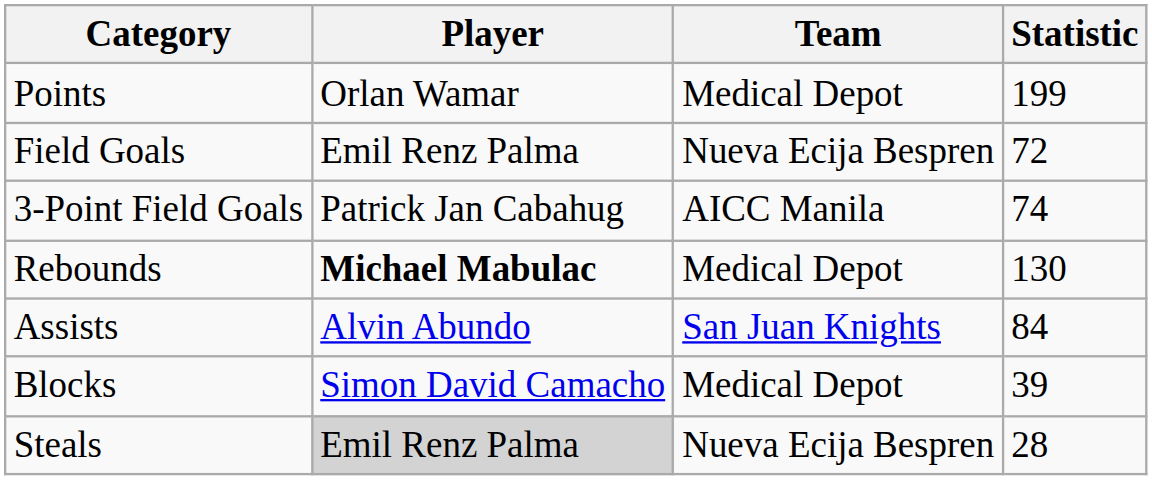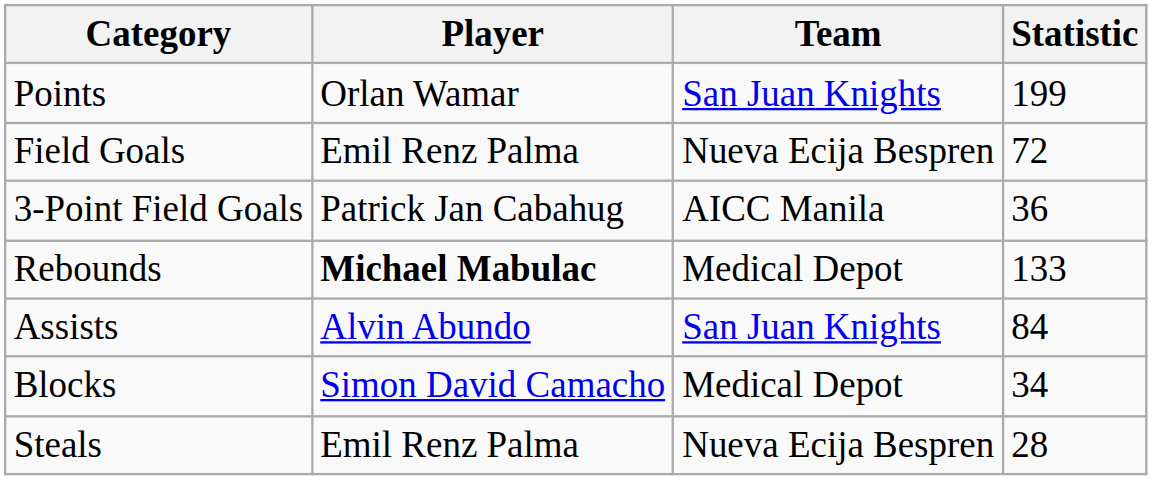(793, 92) Medical Depot -> (812, 92) San Juan Knights
(1030, 209) 74 -> (1030, 209) 36
(1039, 268) 130 -> (1039, 268) 133
(1030, 385) 39 -> (1030, 385) 34
(450, 444) lightgrey background -> (450, 444) no background
